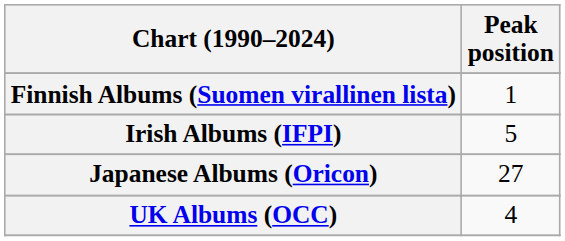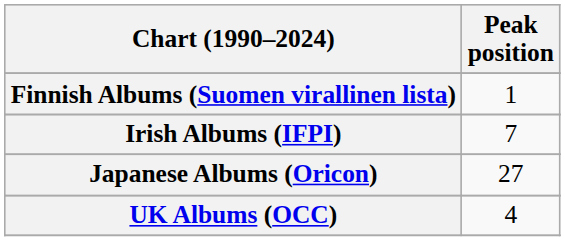(511, 133) 5 -> (511, 133) 7
